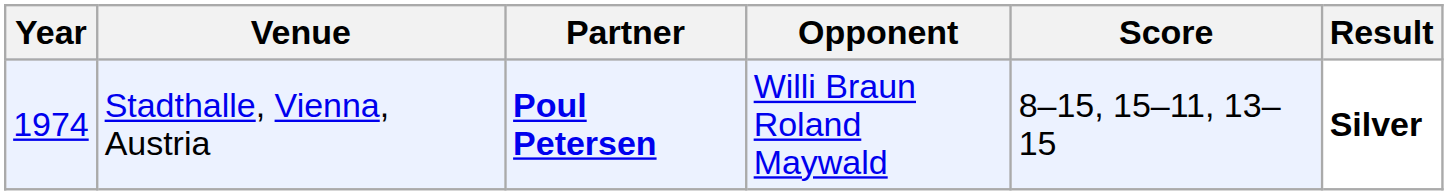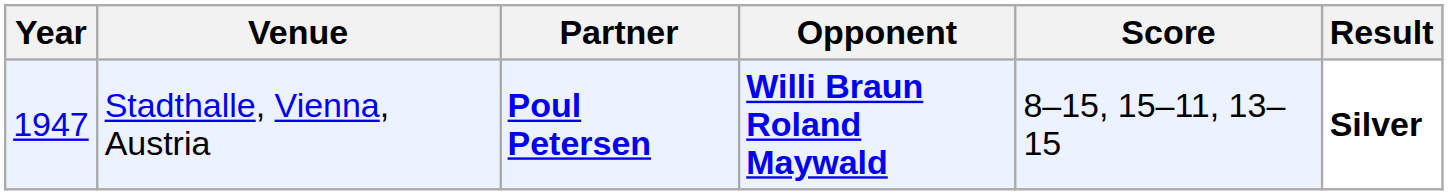(51, 124) 1974 -> (51, 124) 1947
(835, 124) normal -> (835, 124) bold
